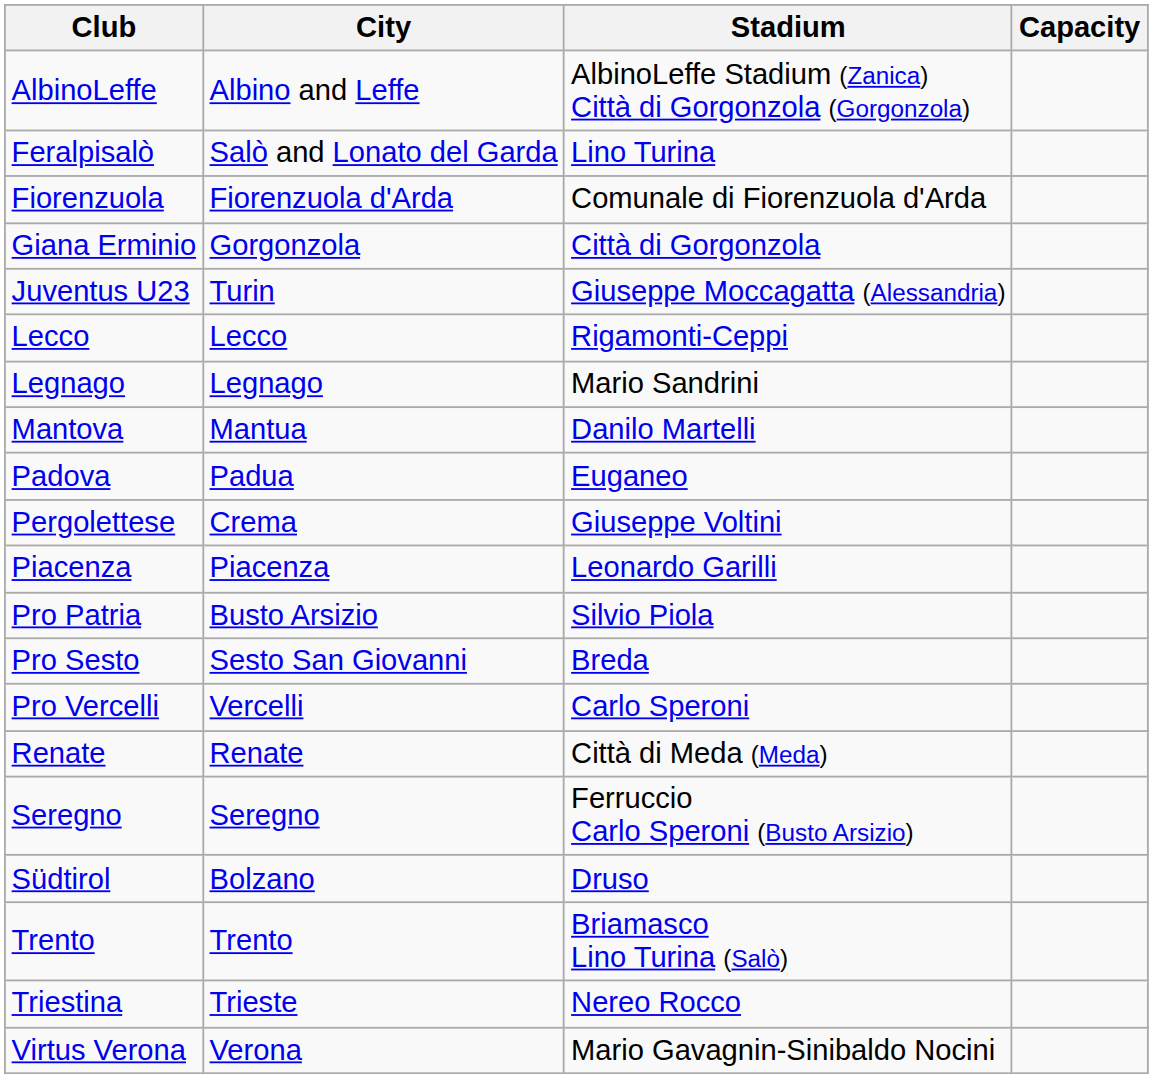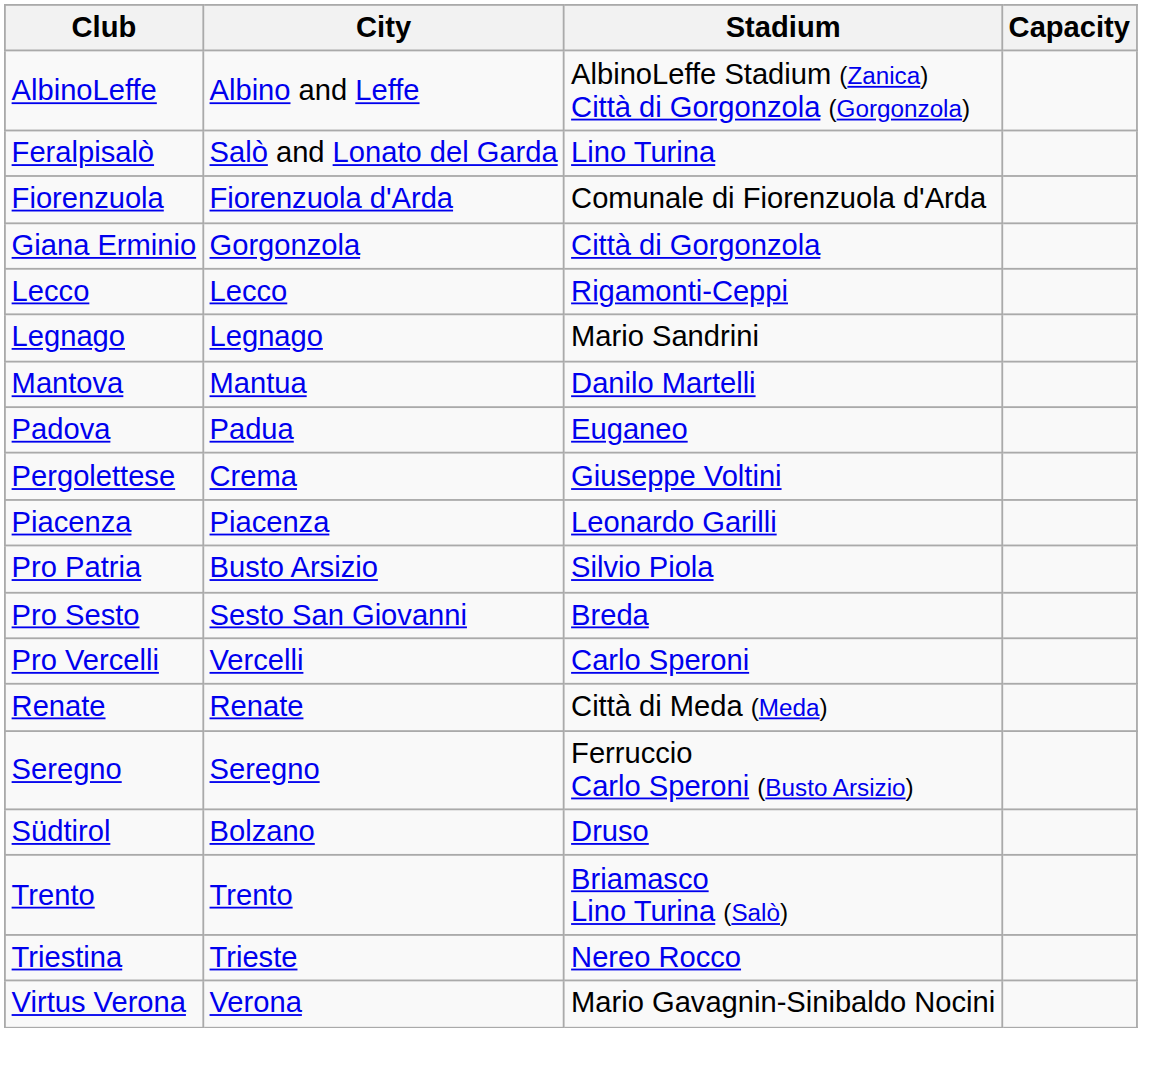- row: (101, 291)
